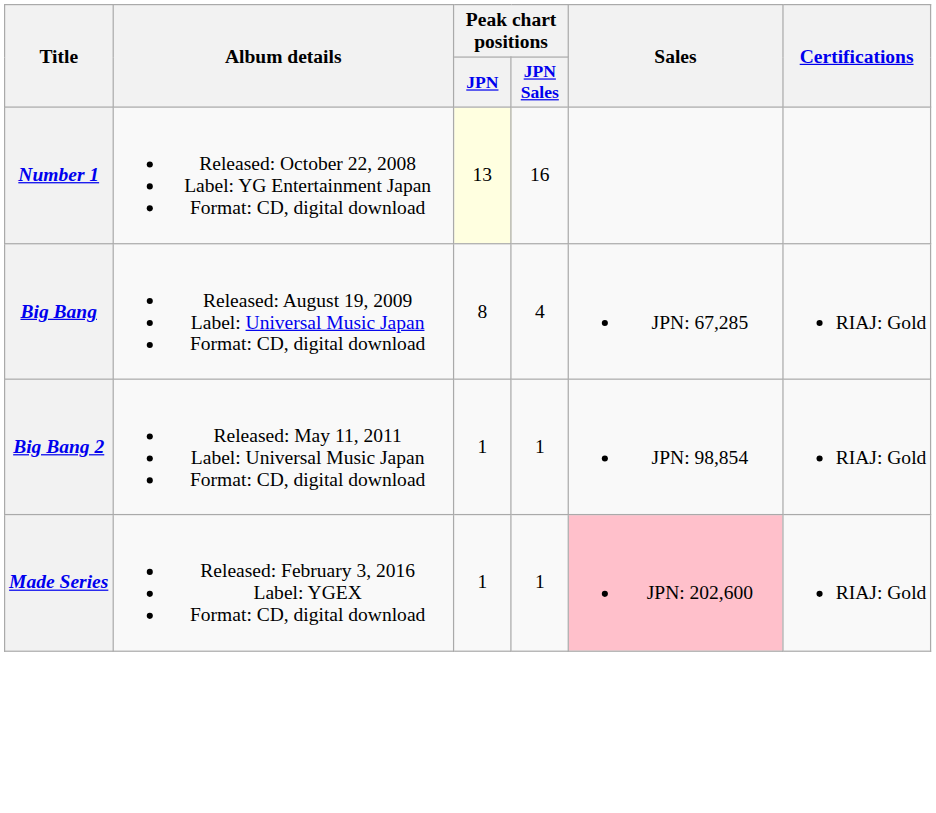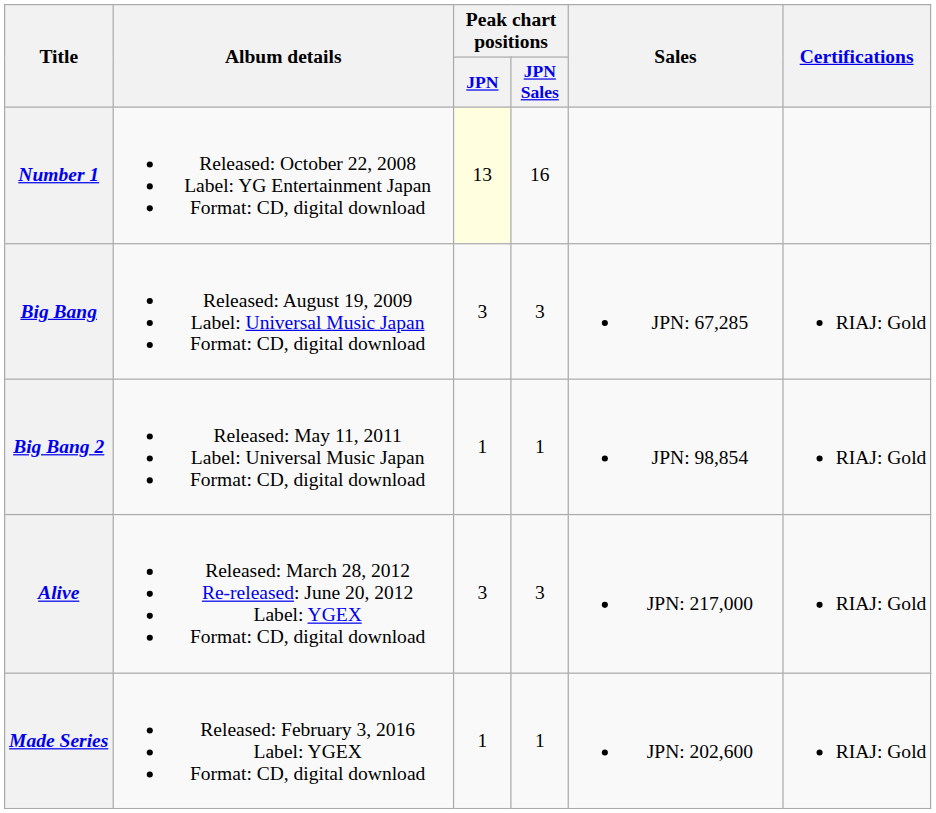(482, 310) 8 -> (482, 310) 3
(540, 310) 4 -> (540, 310) 3
+ row: (59, 593)
(675, 594) pink background -> (675, 752) no background
